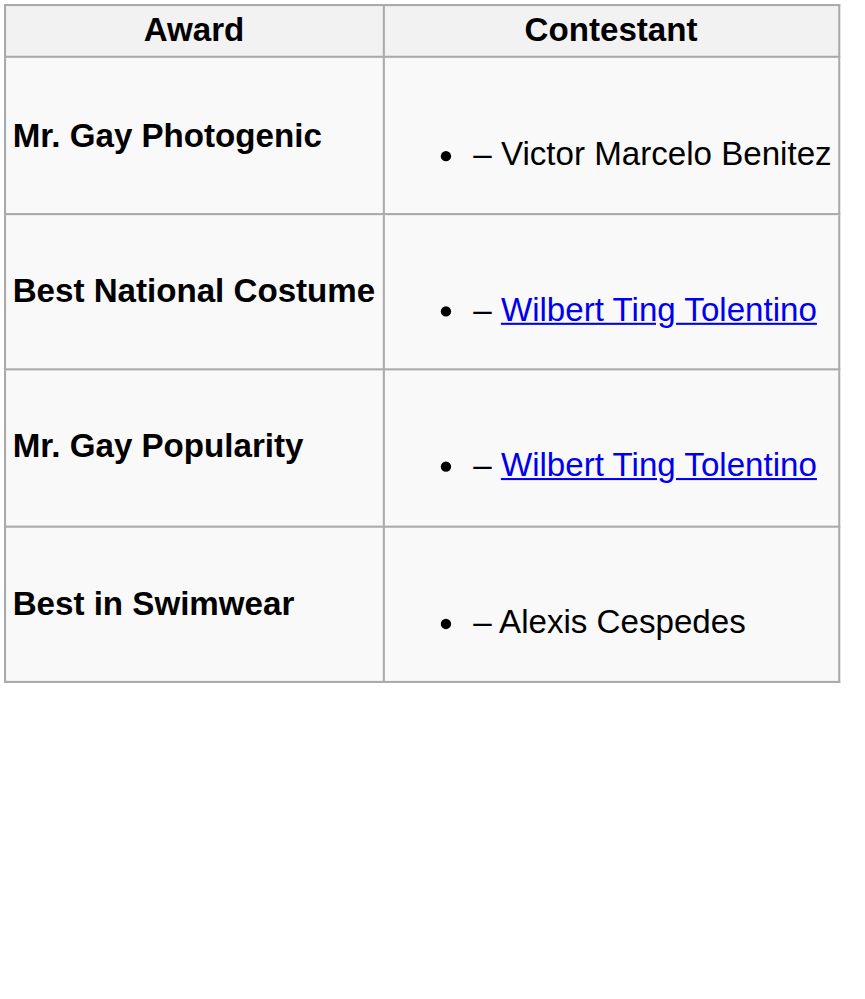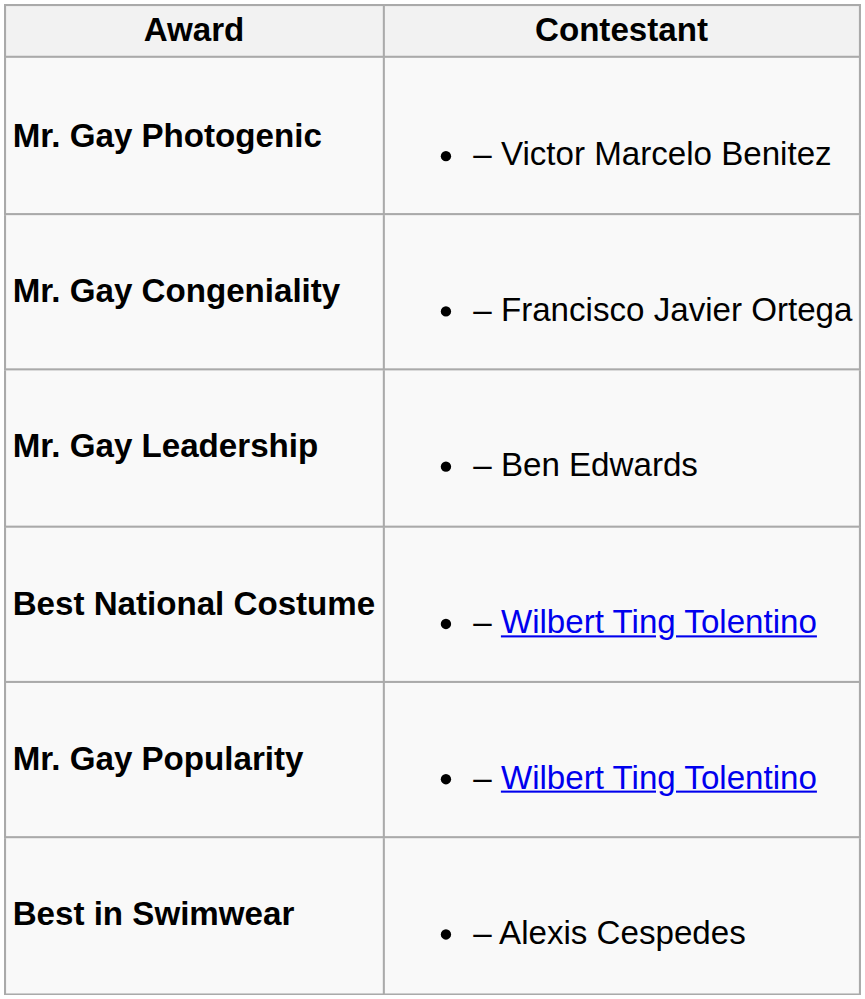+ row: (176, 291)
+ row: (165, 447)
